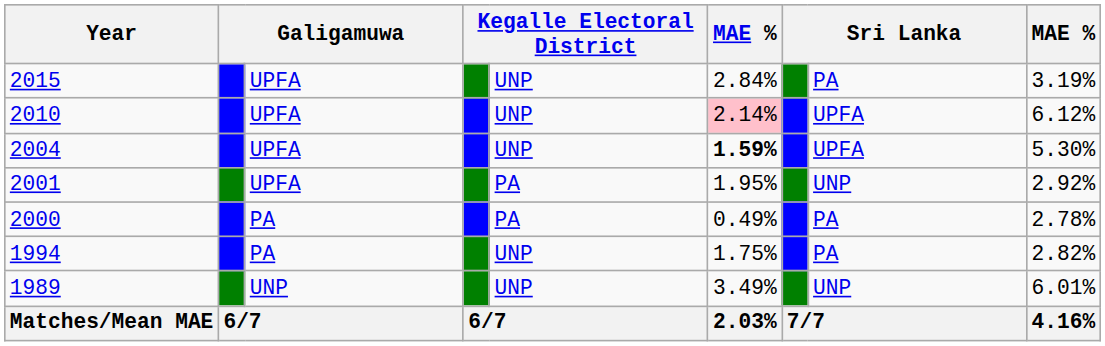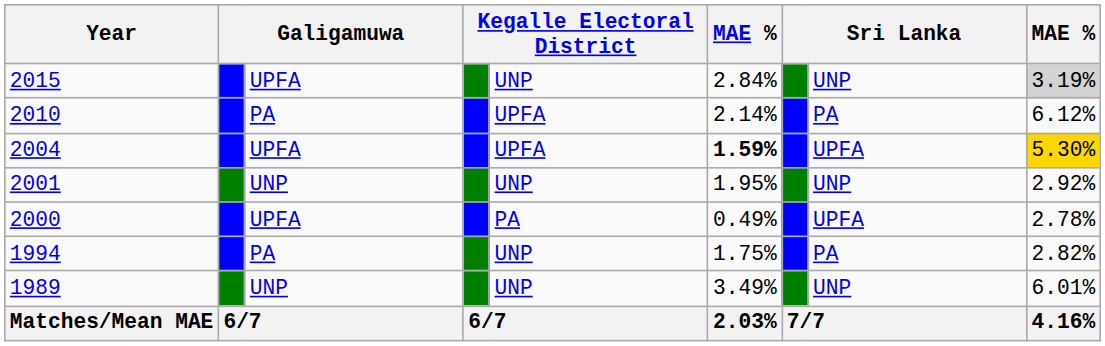(826, 81) PA -> (832, 81) UNP
(1063, 81) no background -> (1063, 81) lightgrey background
(275, 116) UPFA -> (263, 116) PA
(514, 116) UNP -> (520, 116) UPFA
(745, 116) pink background -> (745, 116) no background
(839, 116) UPFA -> (826, 116) PA
(514, 150) UNP -> (520, 150) UPFA
(1063, 150) no background -> (1063, 150) gold background
(275, 185) UPFA -> (269, 185) UNP
(507, 185) PA -> (514, 185) UNP
(263, 219) PA -> (275, 219) UPFA
(826, 219) PA -> (839, 219) UPFA
